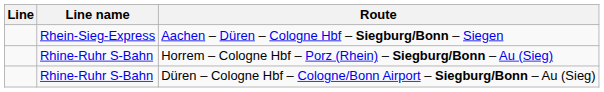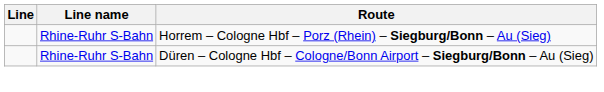- row: (332, 35)
